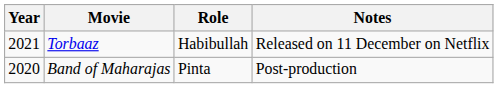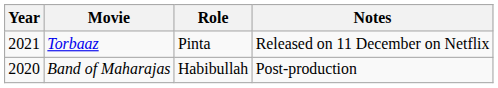(213, 44) Habibullah -> (194, 44) Pinta
(194, 70) Pinta -> (213, 70) Habibullah
